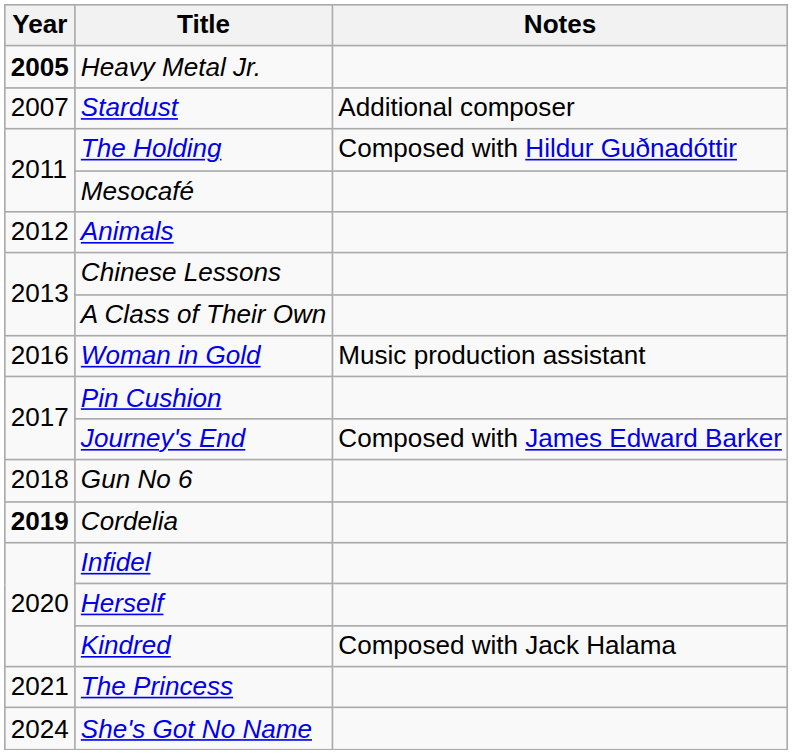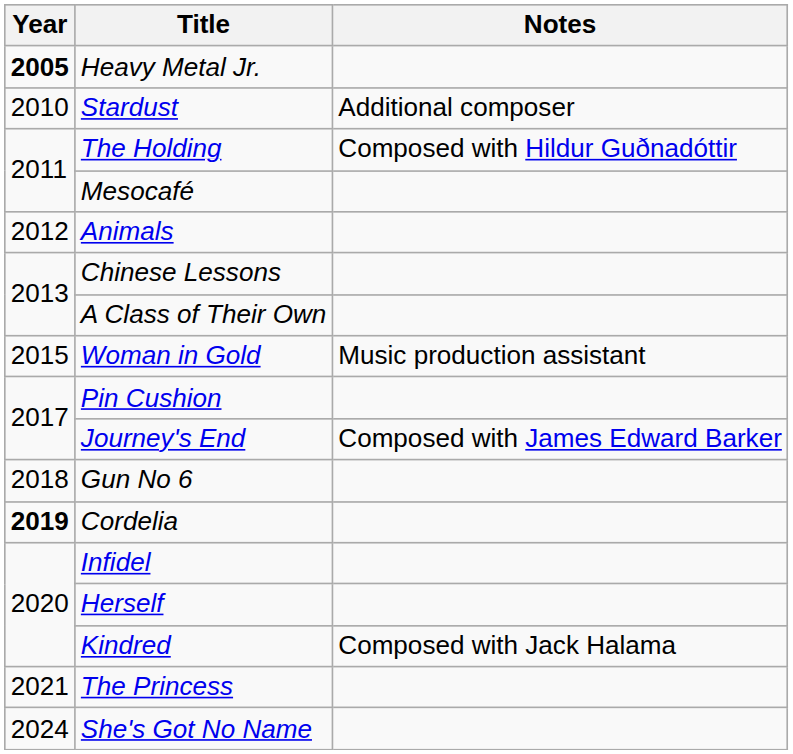(40, 107) 2007 -> (40, 107) 2010
(40, 356) 2016 -> (40, 356) 2015
